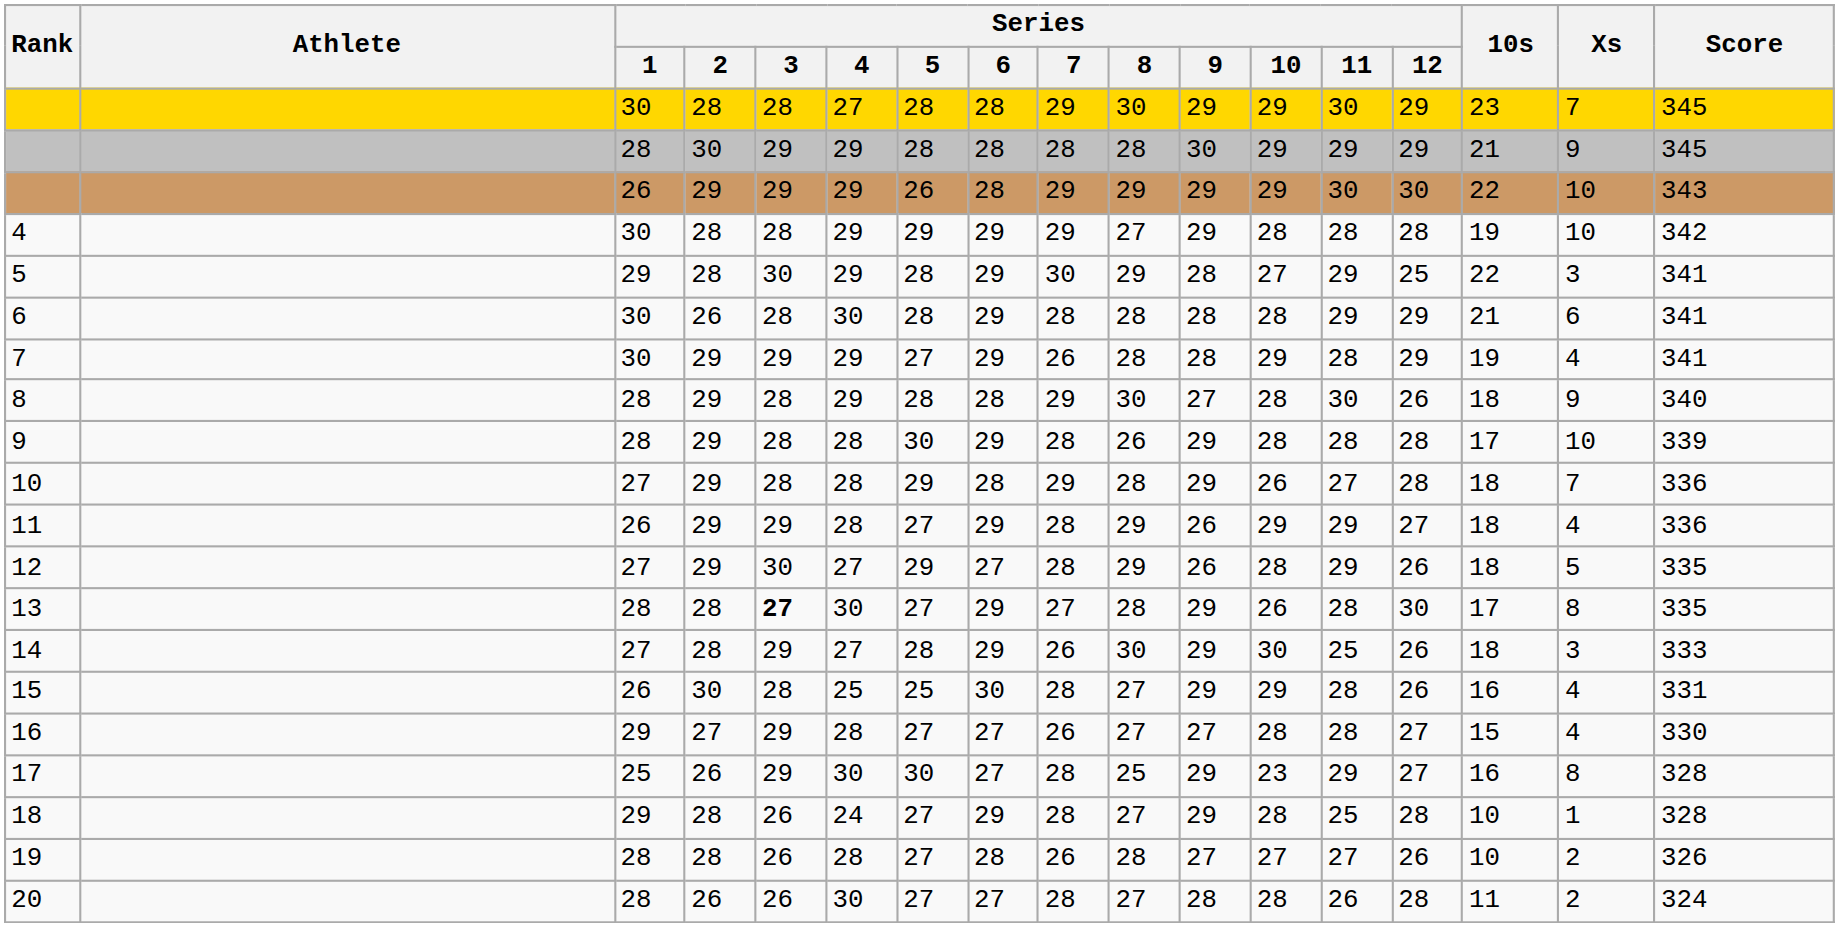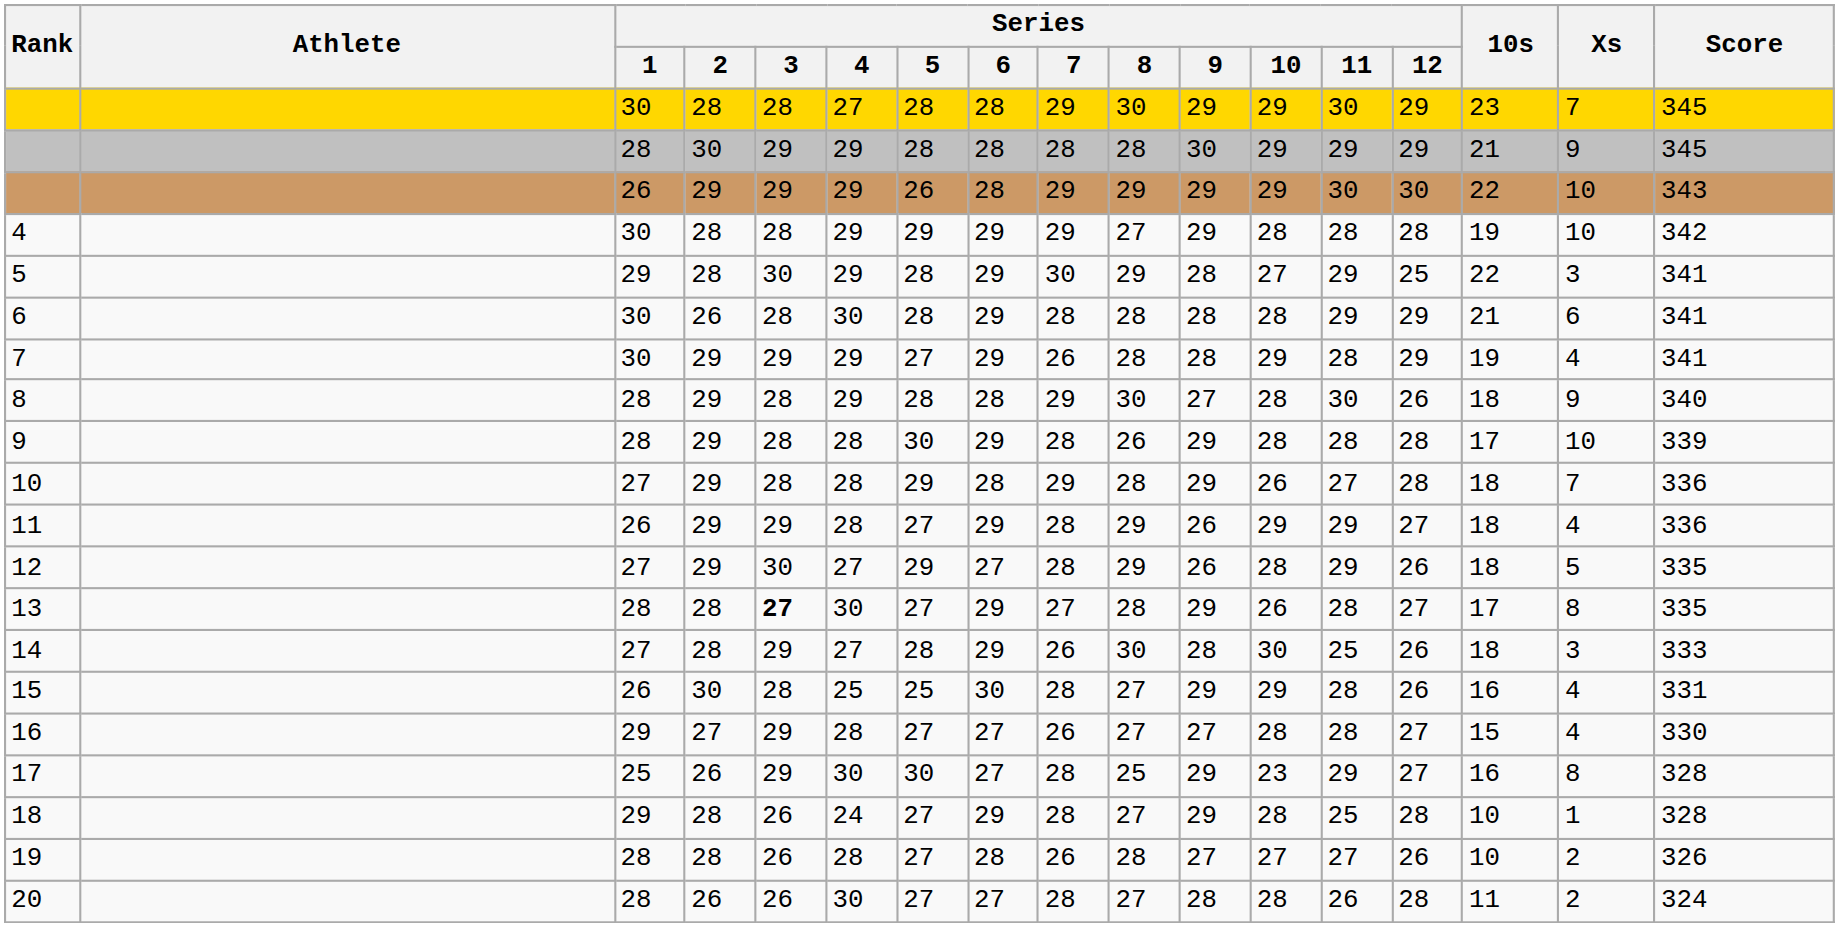(1414, 610) 30 -> (1414, 610) 27
(1202, 651) 29 -> (1202, 651) 28
